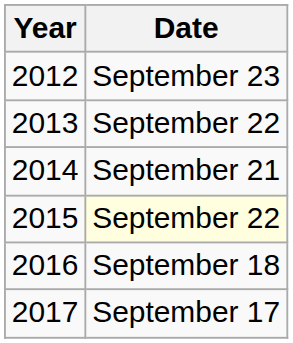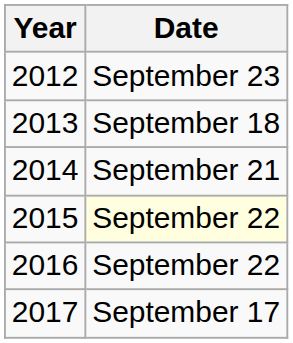(186, 123) September 22 -> (186, 123) September 18
(186, 265) September 18 -> (186, 265) September 22
